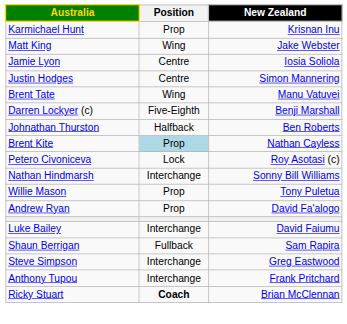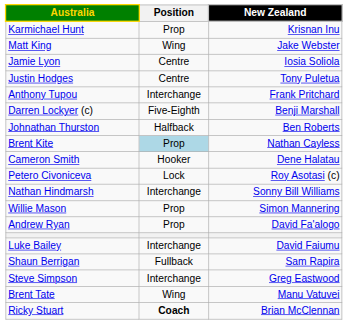(299, 78) Simon Mannering -> (310, 78) Tony Puletua
rows swapped: (31, 95) <-> (43, 278)
+ row: (44, 160)
(310, 192) Tony Puletua -> (299, 208) Simon Mannering
